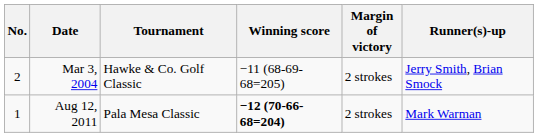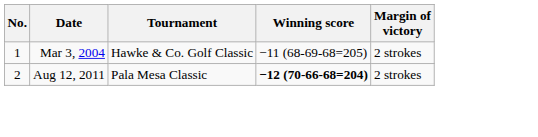- column: (468, 31)
(17, 76) 2 -> (17, 53) 1
(17, 114) 1 -> (17, 74) 2
